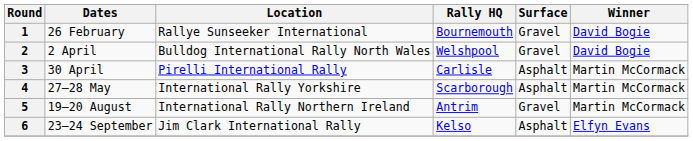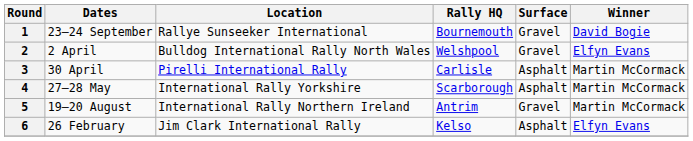(86, 33) 26 February -> (100, 33) 23–24 September
(612, 52) David Bogie -> (612, 52) Elfyn Evans
(100, 127) 23–24 September -> (86, 127) 26 February
